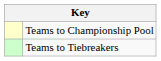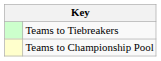rows swapped: (90, 30) <-> (72, 47)
